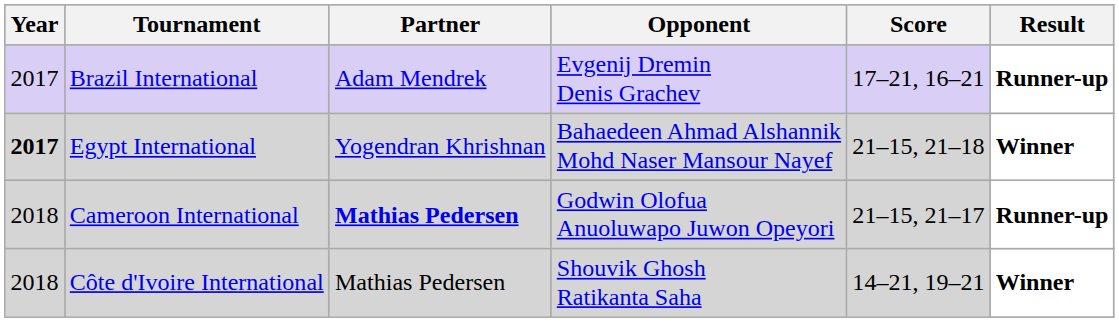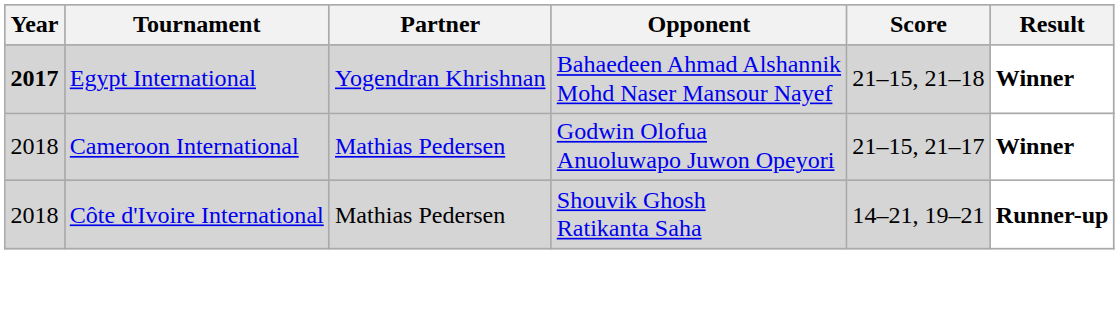- row: (164, 78)
(427, 214) bold -> (420, 146) normal
(1052, 214) Runner-up -> (1035, 146) Winner
(1035, 282) Winner -> (1052, 214) Runner-up
